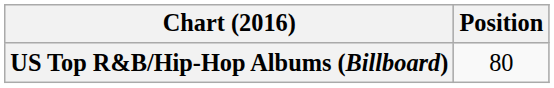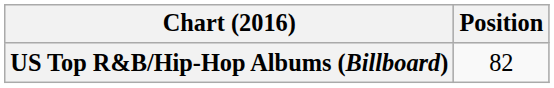(501, 62) 80 -> (501, 62) 82
